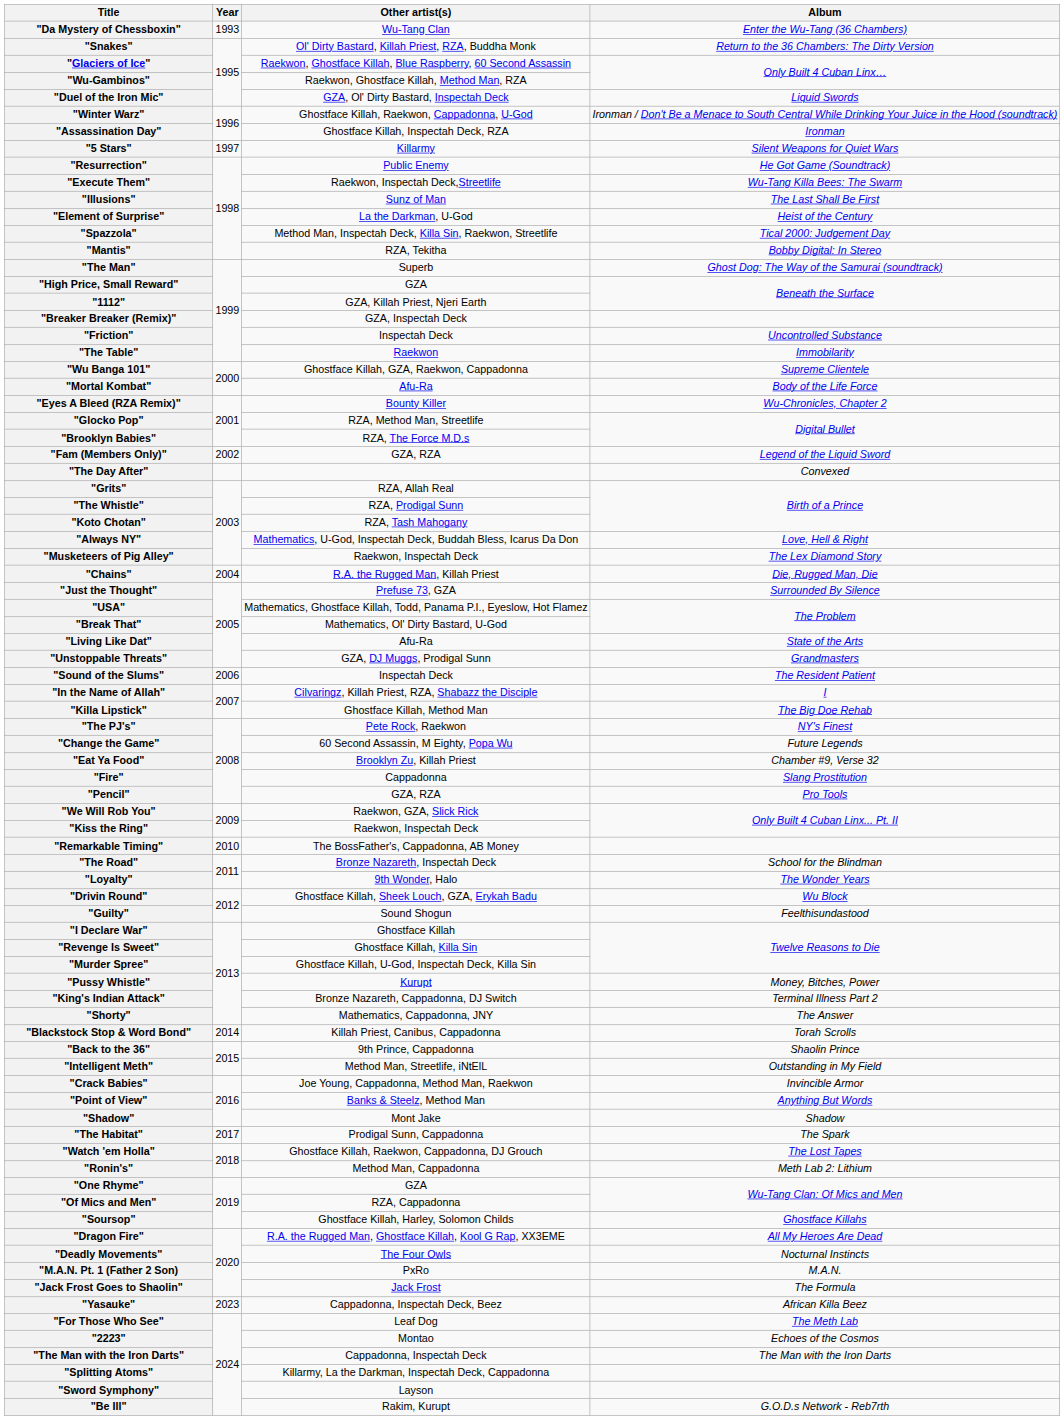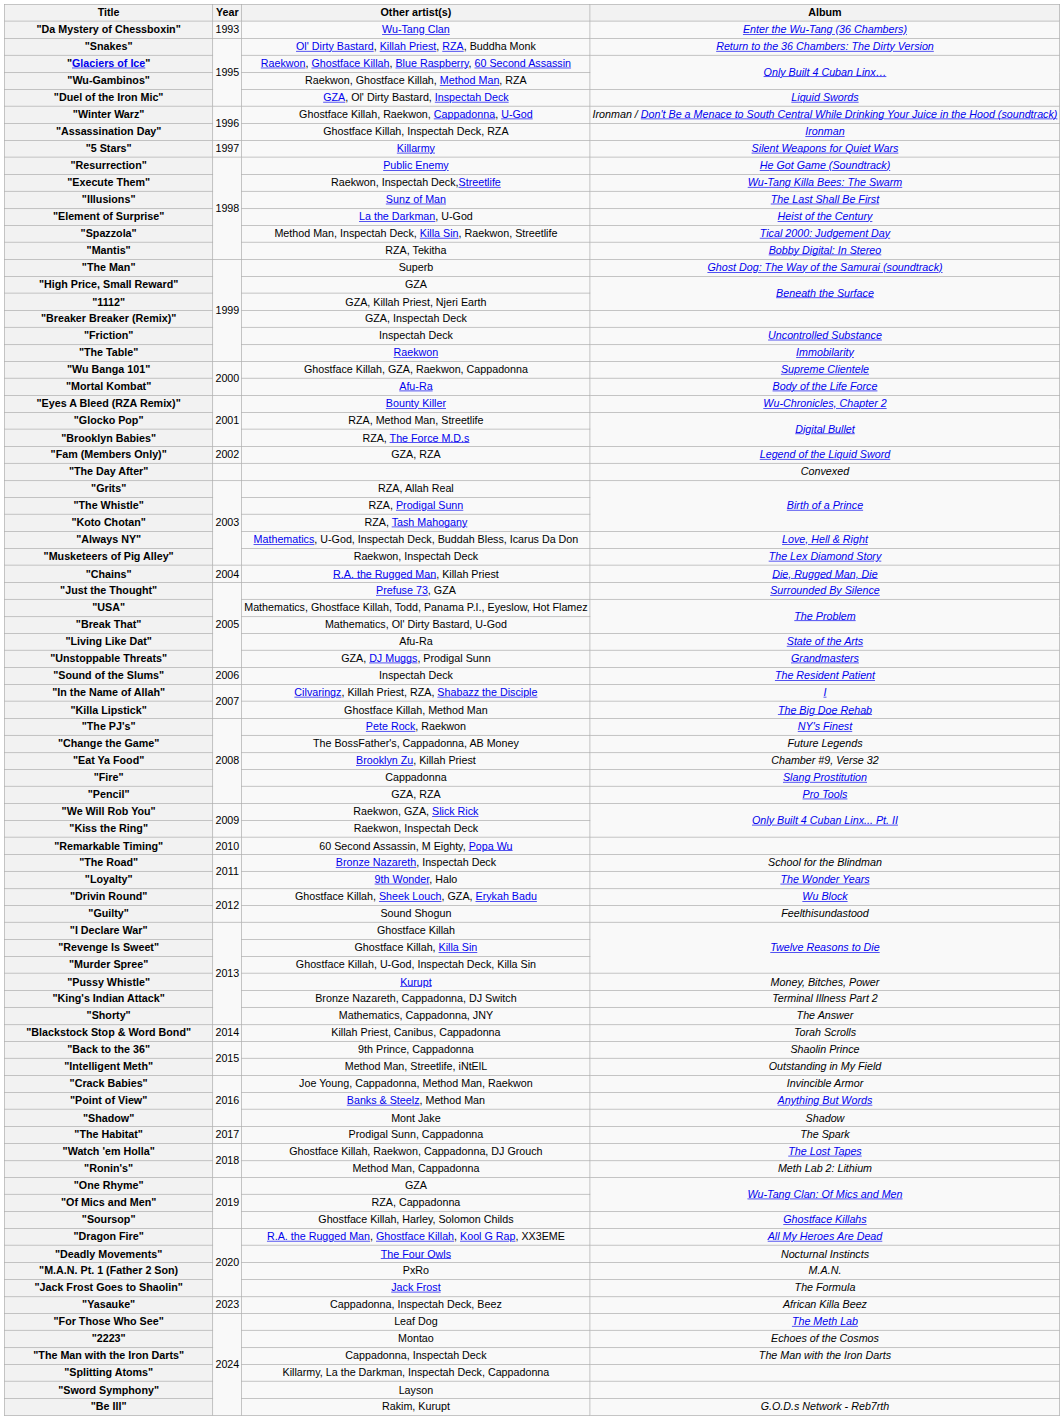(416, 744) 60 Second Assassin, M Eighty, Popa Wu -> (416, 744) The BossFather's, Cappadonna, AB Money
(416, 846) The BossFather's, Cappadonna, AB Money -> (416, 846) 60 Second Assassin, M Eighty, Popa Wu
